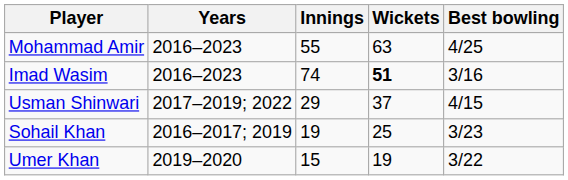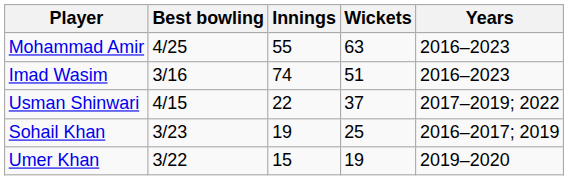columns swapped: (222, 18) <-> (504, 18)
(382, 75) bold -> (354, 75) normal
(310, 103) 29 -> (282, 103) 22
